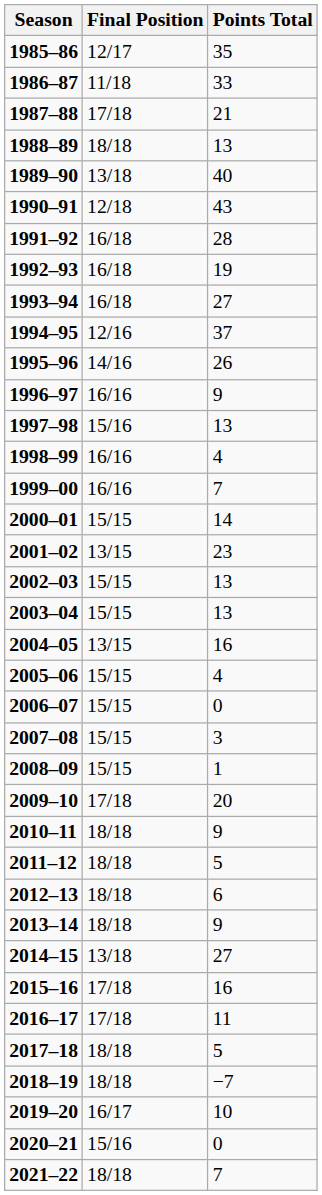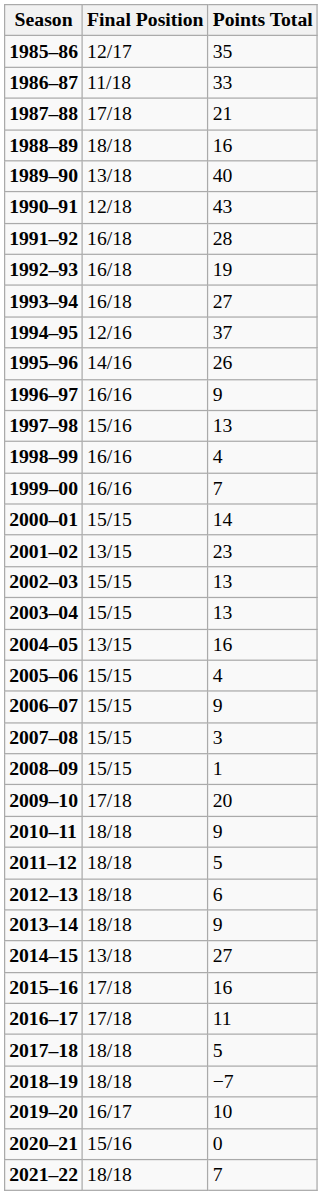(222, 144) 13 -> (222, 144) 16
(218, 706) 0 -> (218, 706) 9
